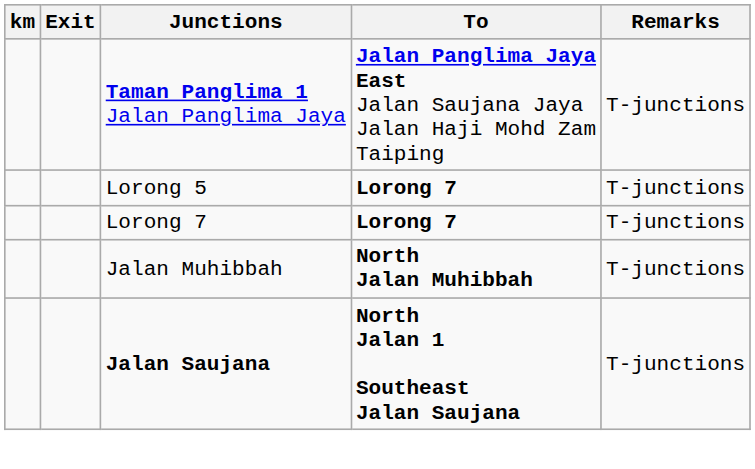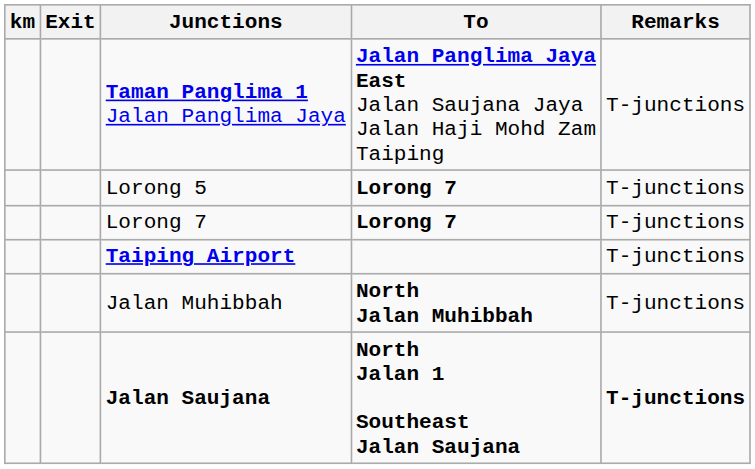+ row: (201, 256)
(676, 364) normal -> (676, 398) bold
